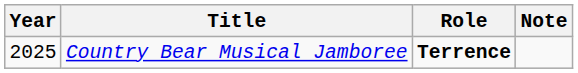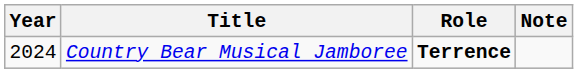(33, 53) 2025 -> (33, 53) 2024
